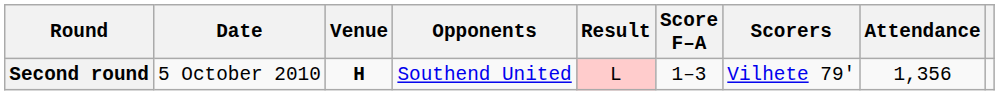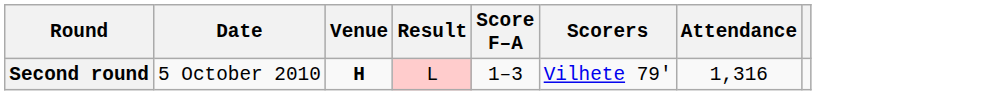- column: (485, 32)
(923, 74) 1,356 -> (739, 74) 1,316
